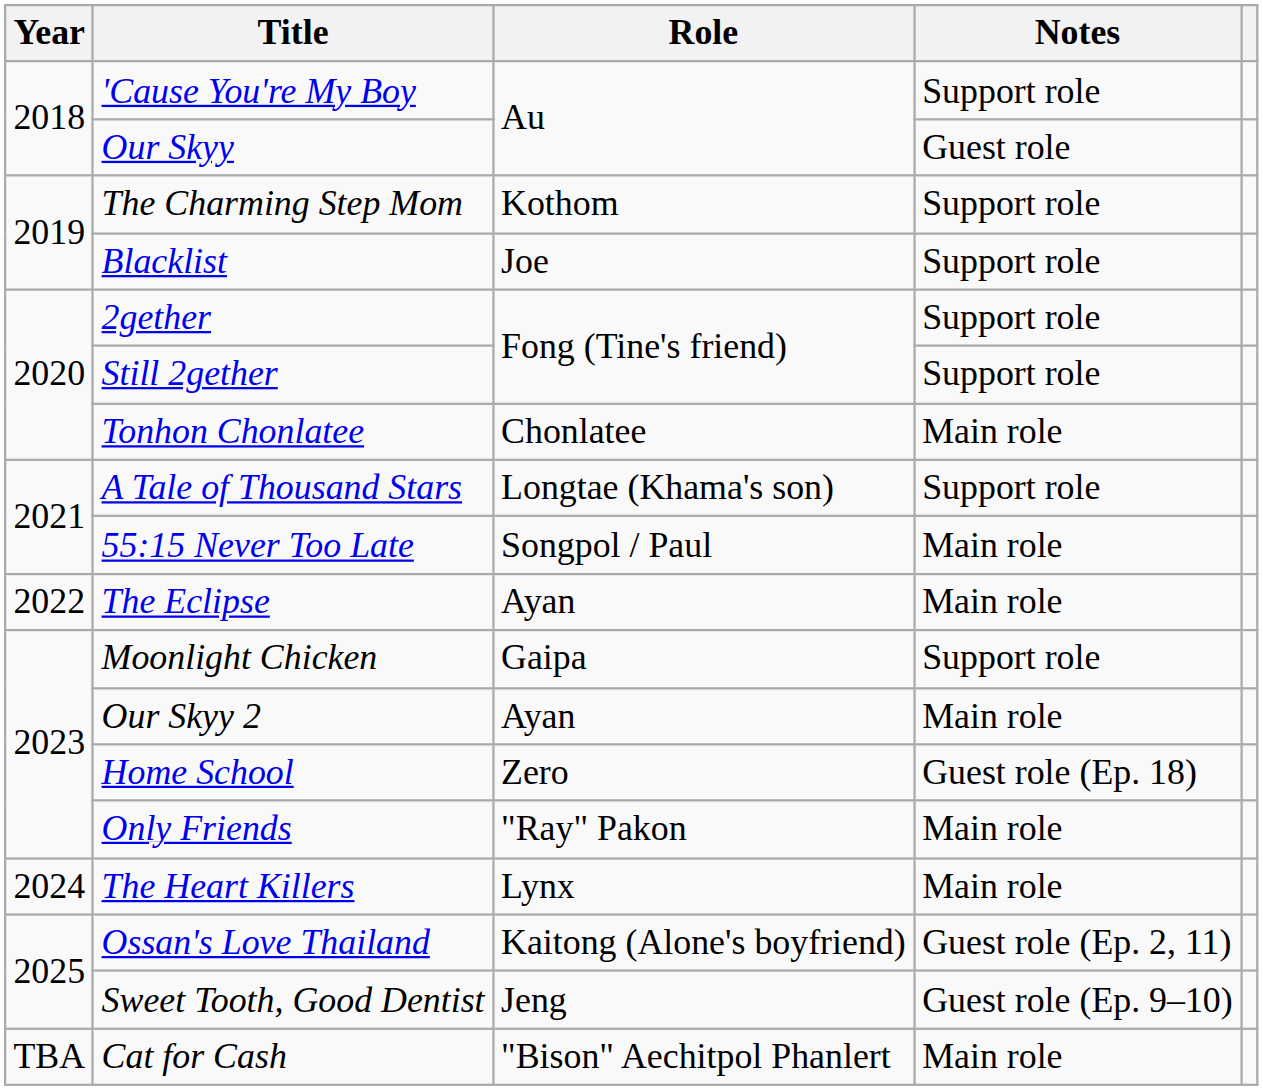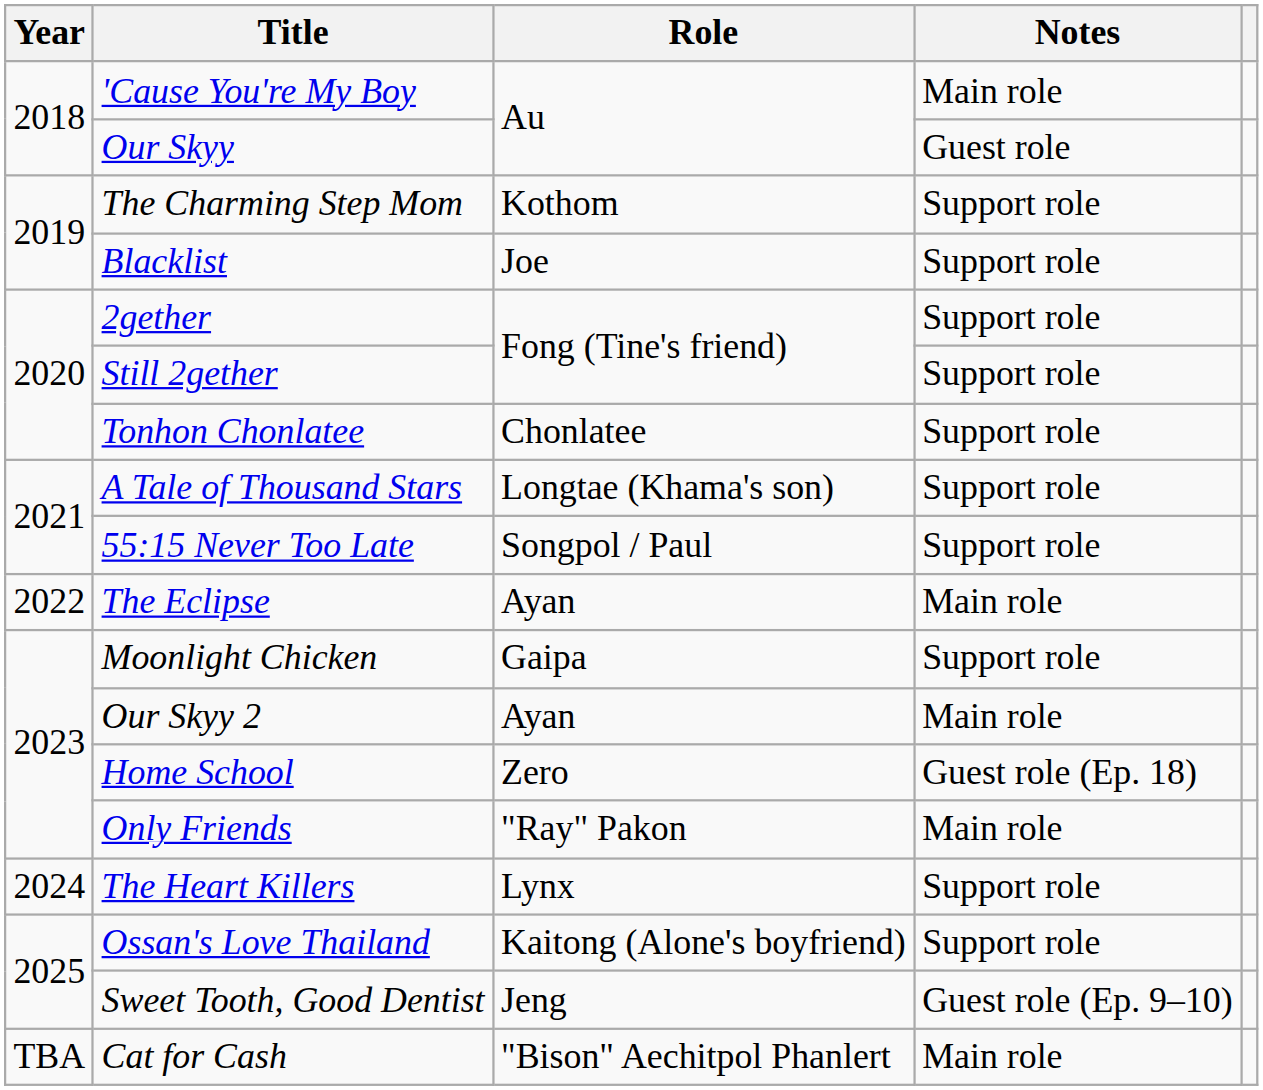(1011, 89) Support role -> (992, 89) Main role
(992, 430) Main role -> (1011, 430) Support role
(992, 544) Main role -> (1011, 544) Support role
(992, 885) Main role -> (1011, 885) Support role
(1077, 942) Guest role (Ep. 2, 11) -> (1011, 942) Support role
